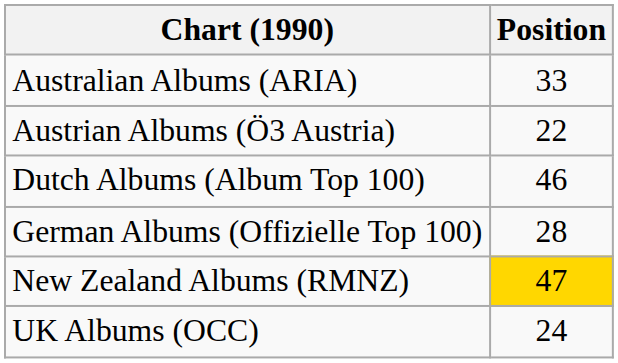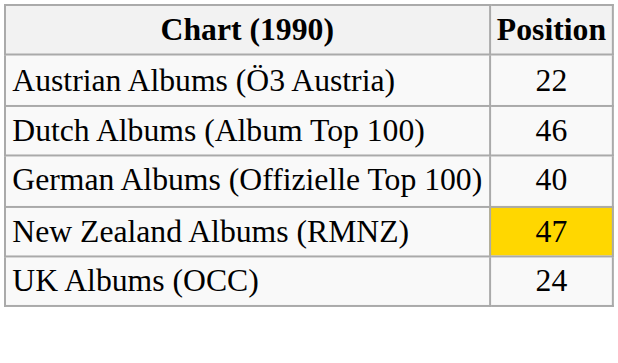- row: (185, 79)
(551, 230) 28 -> (551, 180) 40
